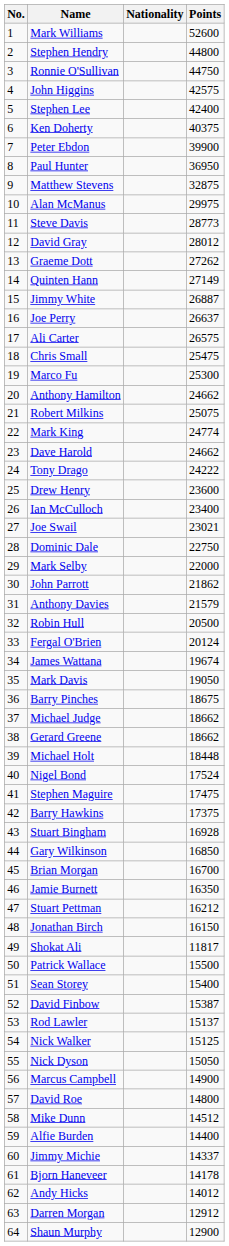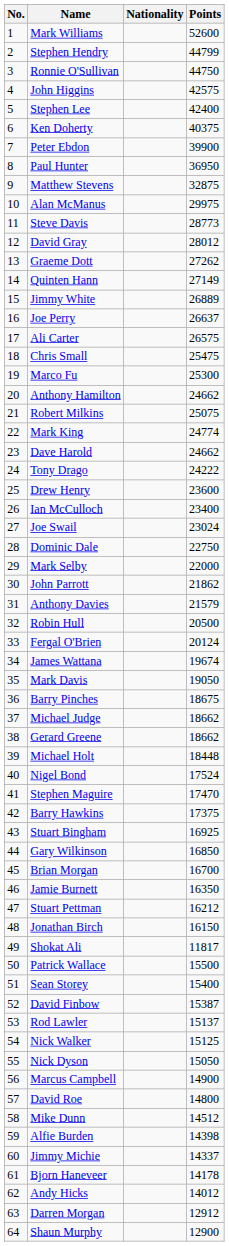(204, 52) 44800 -> (204, 52) 44799
(204, 299) 26887 -> (204, 299) 26889
(204, 527) 23021 -> (204, 527) 23024
(204, 794) 17475 -> (204, 794) 17470
(204, 832) 16928 -> (204, 832) 16925
(204, 1136) 14400 -> (204, 1136) 14398
